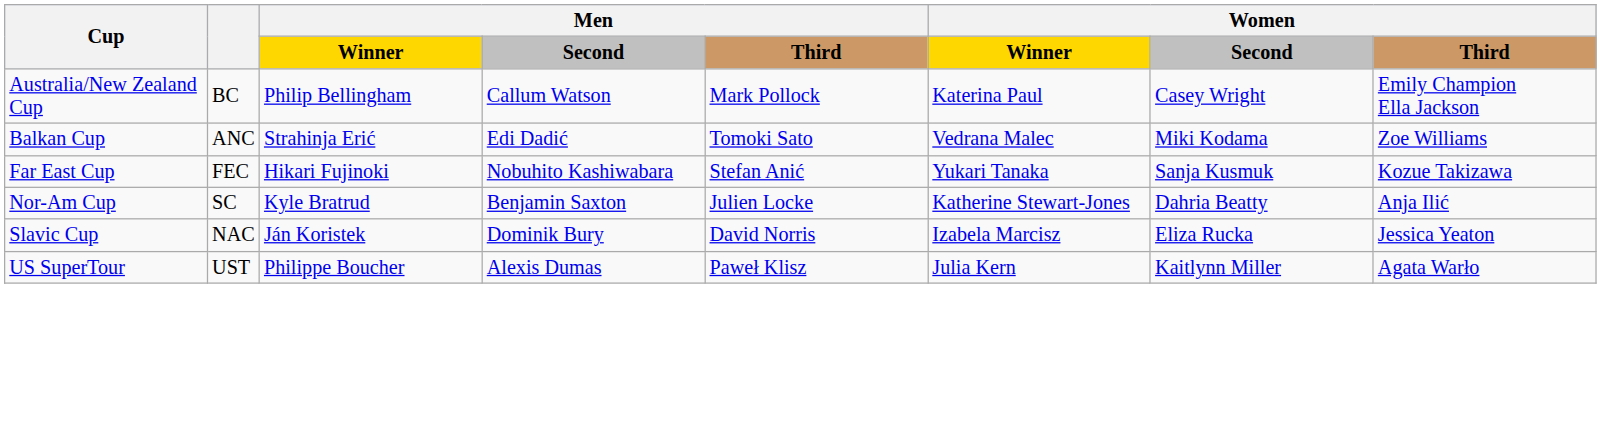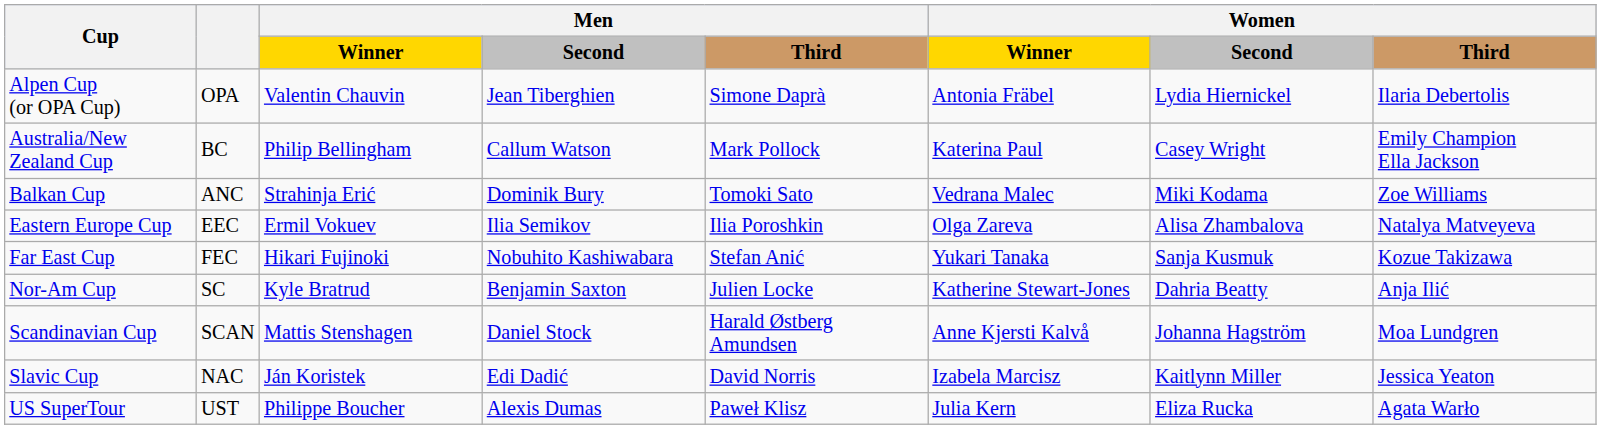+ row: (65, 95)
(527, 139) Edi Dadić -> (545, 193) Dominik Bury
+ row: (90, 225)
+ row: (83, 332)
(545, 235) Dominik Bury -> (527, 376) Edi Dadić
(1204, 235) Eliza Rucka -> (1218, 376) Kaitlynn Miller
(1218, 266) Kaitlynn Miller -> (1204, 408) Eliza Rucka
